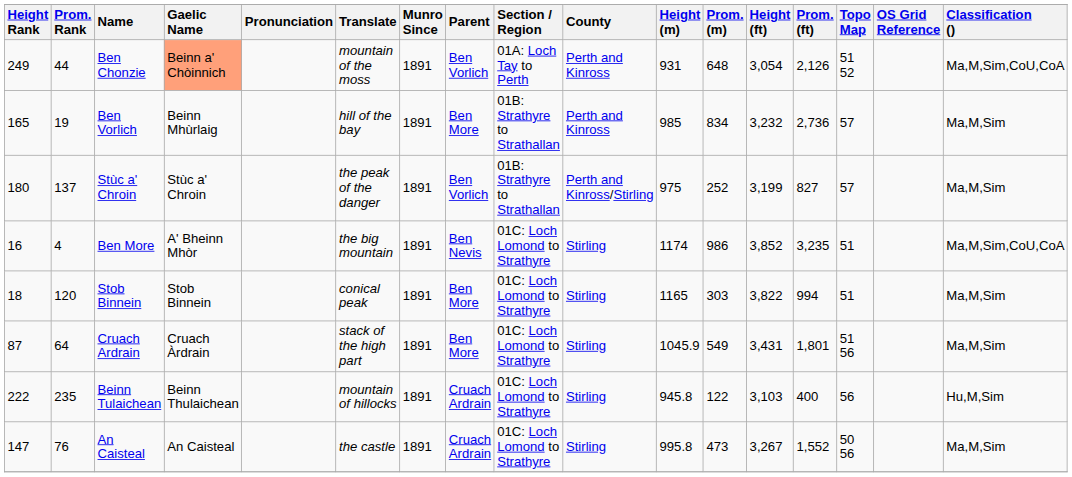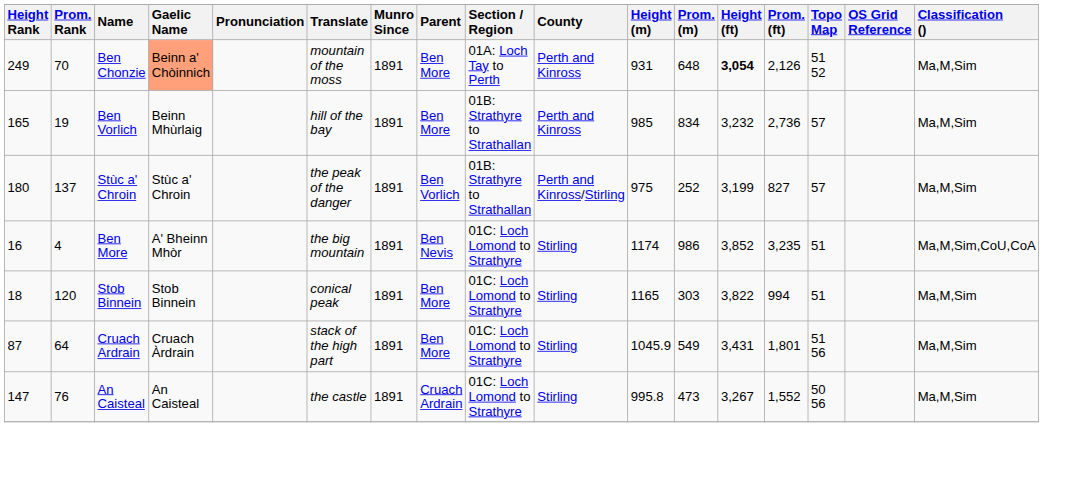(62, 65) 44 -> (62, 65) 70
(469, 65) Ben Vorlich -> (435, 65) Ben More
(766, 65) normal -> (737, 65) bold
(1005, 65) Ma,M,Sim,CoU,CoA -> (947, 65) Ma,M,Sim
- row: (129, 396)
